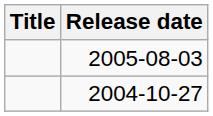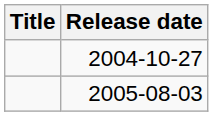rows swapped: (146, 93) <-> (146, 57)
